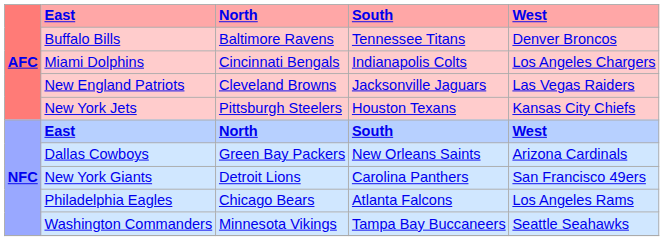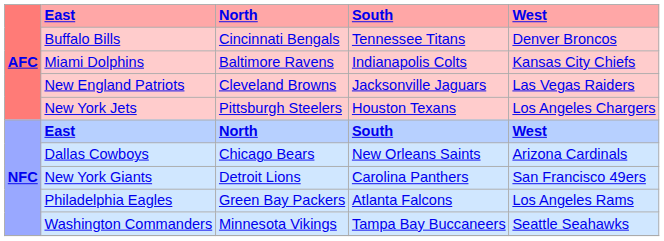(276, 39) Baltimore Ravens -> (279, 39) Cincinnati Bengals
(279, 62) Cincinnati Bengals -> (276, 62) Baltimore Ravens
(584, 62) Los Angeles Chargers -> (574, 62) Kansas City Chiefs
(574, 108) Kansas City Chiefs -> (584, 108) Los Angeles Chargers
(282, 154) Green Bay Packers -> (267, 154) Chicago Bears
(267, 200) Chicago Bears -> (282, 200) Green Bay Packers
